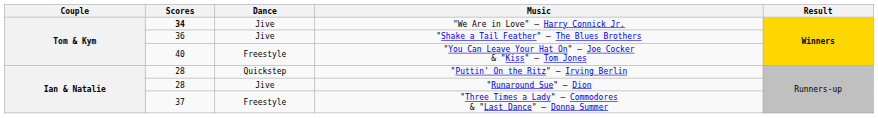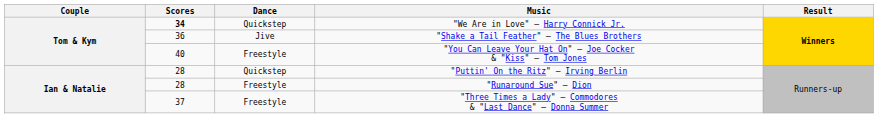(265, 24) Jive -> (265, 24) Quickstep
(265, 85) Jive -> (265, 85) Freestyle
